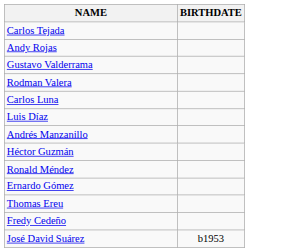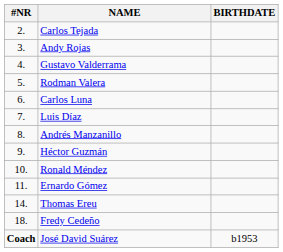+ column: (21, 13)
